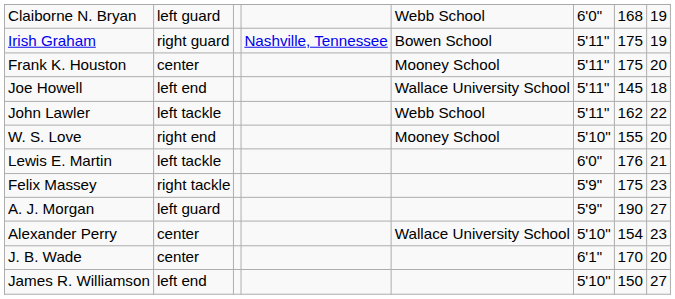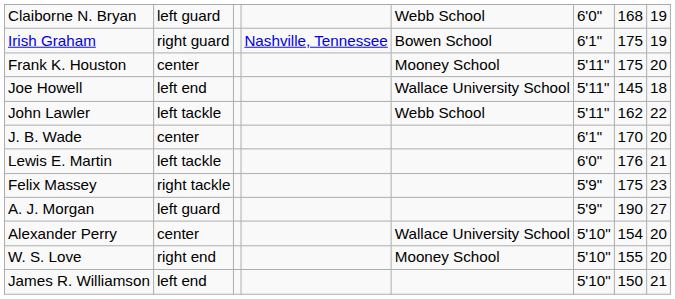(593, 40) 5'11" -> (590, 40) 6'1"
rows swapped: (45, 137) <-> (45, 257)
(658, 233) 23 -> (658, 233) 20
(658, 281) 27 -> (658, 281) 21
